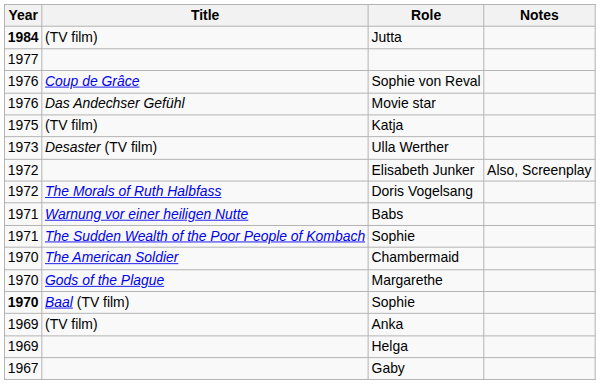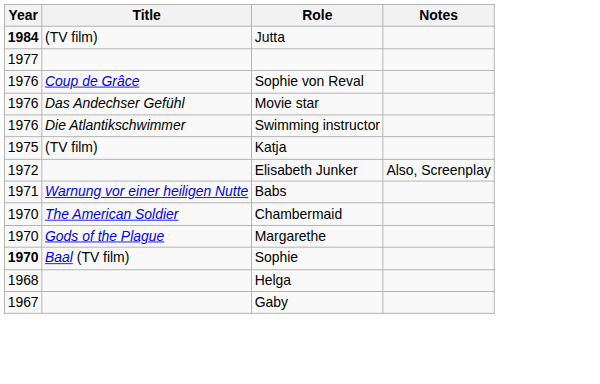+ row: (115, 125)
- row: (101, 147)
- row: (133, 192)
- row: (205, 236)
- row: (71, 324)
(23, 346) 1969 -> (23, 280) 1968
